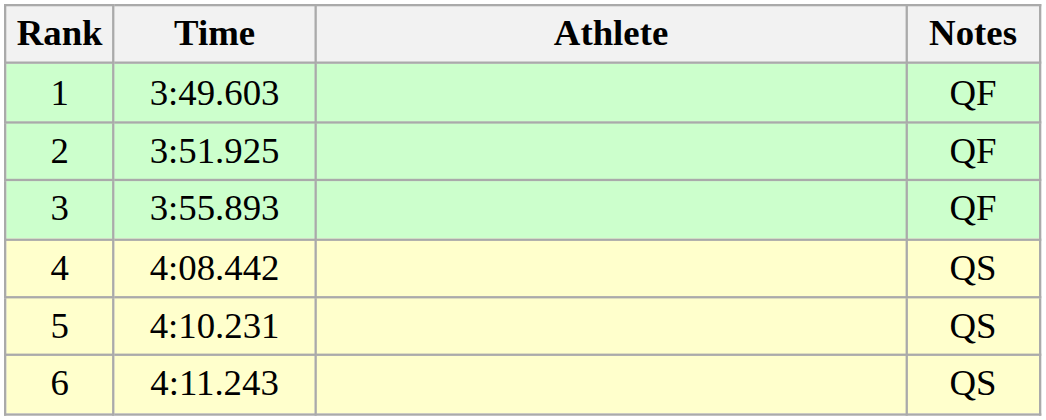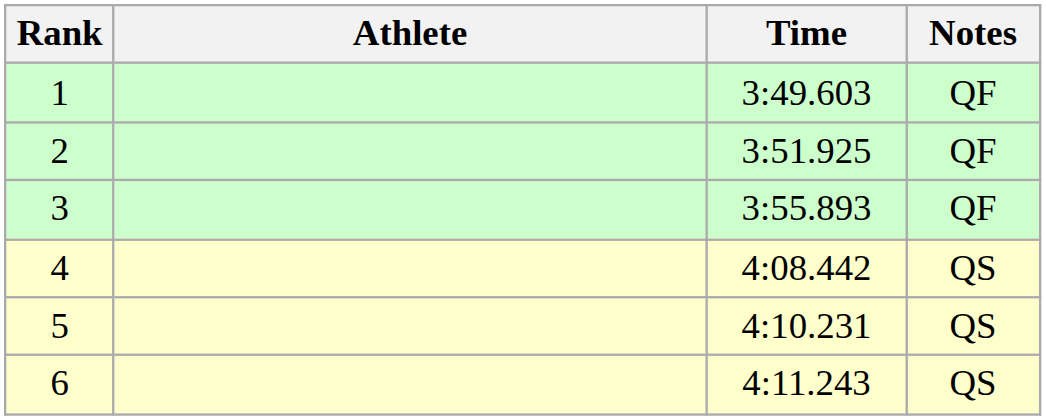columns swapped: (611, 33) <-> (215, 33)
